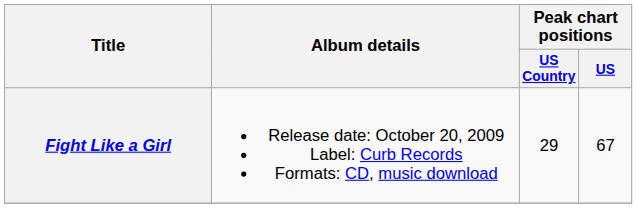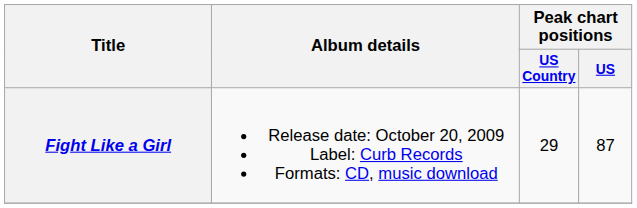(605, 145) 67 -> (605, 145) 87
